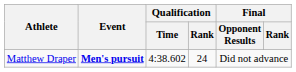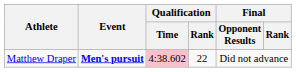(167, 58) no background -> (167, 58) pink background
(202, 58) 24 -> (202, 58) 22
